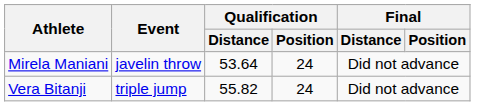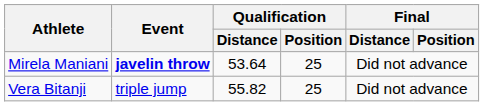(158, 64) normal -> (163, 64) bold
(305, 64) 24 -> (313, 64) 25
(305, 89) 24 -> (313, 89) 25
